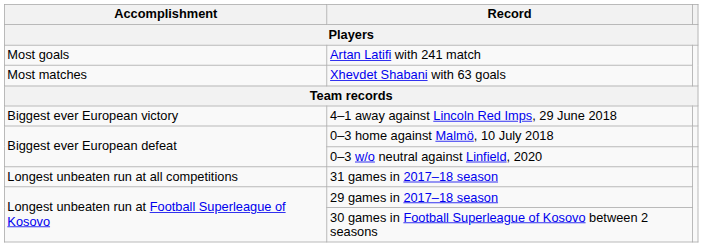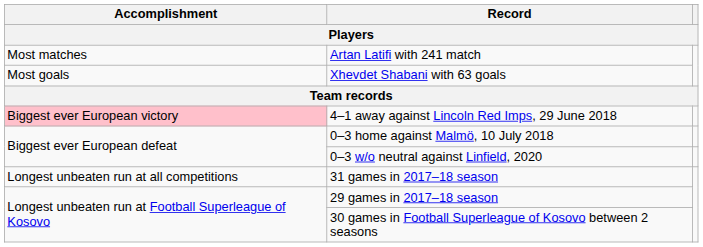(38, 55) Most goals -> (47, 55) Most matches
(47, 75) Most matches -> (38, 75) Most goals
(93, 116) no background -> (93, 116) pink background
